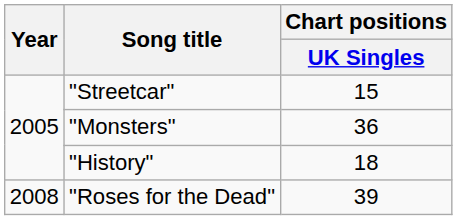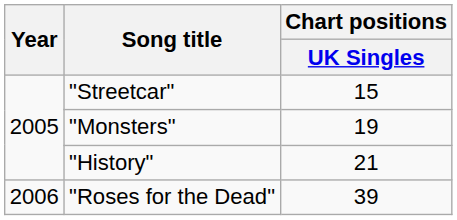(366, 127) 36 -> (366, 127) 19
(366, 162) 18 -> (366, 162) 21
(34, 197) 2008 -> (34, 197) 2006
